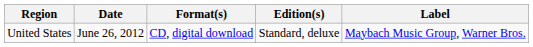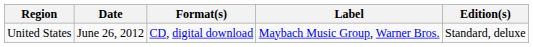columns swapped: (435, 14) <-> (299, 14)
